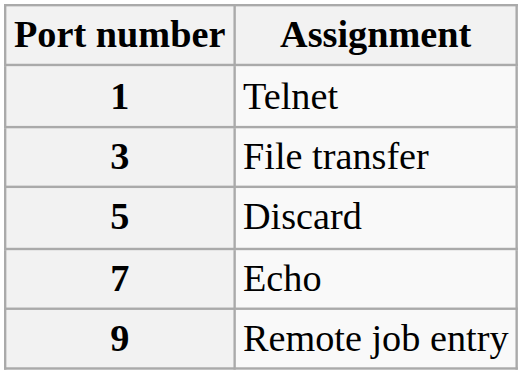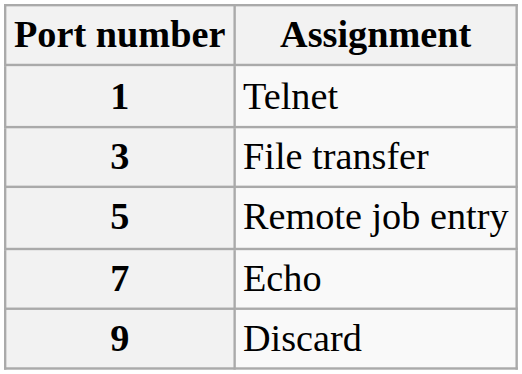(302, 216) Discard -> (376, 216) Remote job entry
(376, 338) Remote job entry -> (302, 338) Discard
